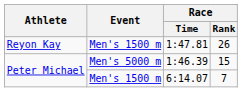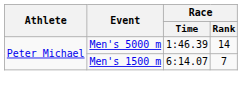- row: (187, 45)
(224, 62) 15 -> (224, 45) 14
